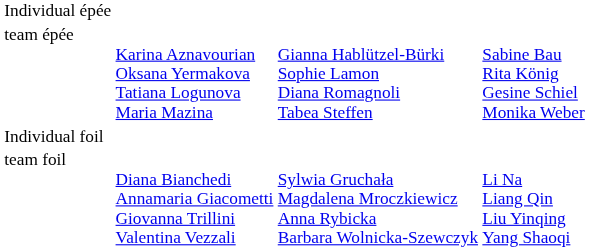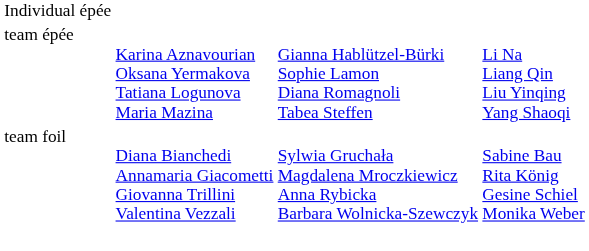(534, 83) Sabine Bau Rita König Gesine Schiel Monika Weber -> (526, 83) Li Na Liang Qin Liu Yinqing Yang Shaoqi
- row: (54, 136)
(526, 208) Li Na Liang Qin Liu Yinqing Yang Shaoqi -> (534, 184) Sabine Bau Rita König Gesine Schiel Monika Weber
